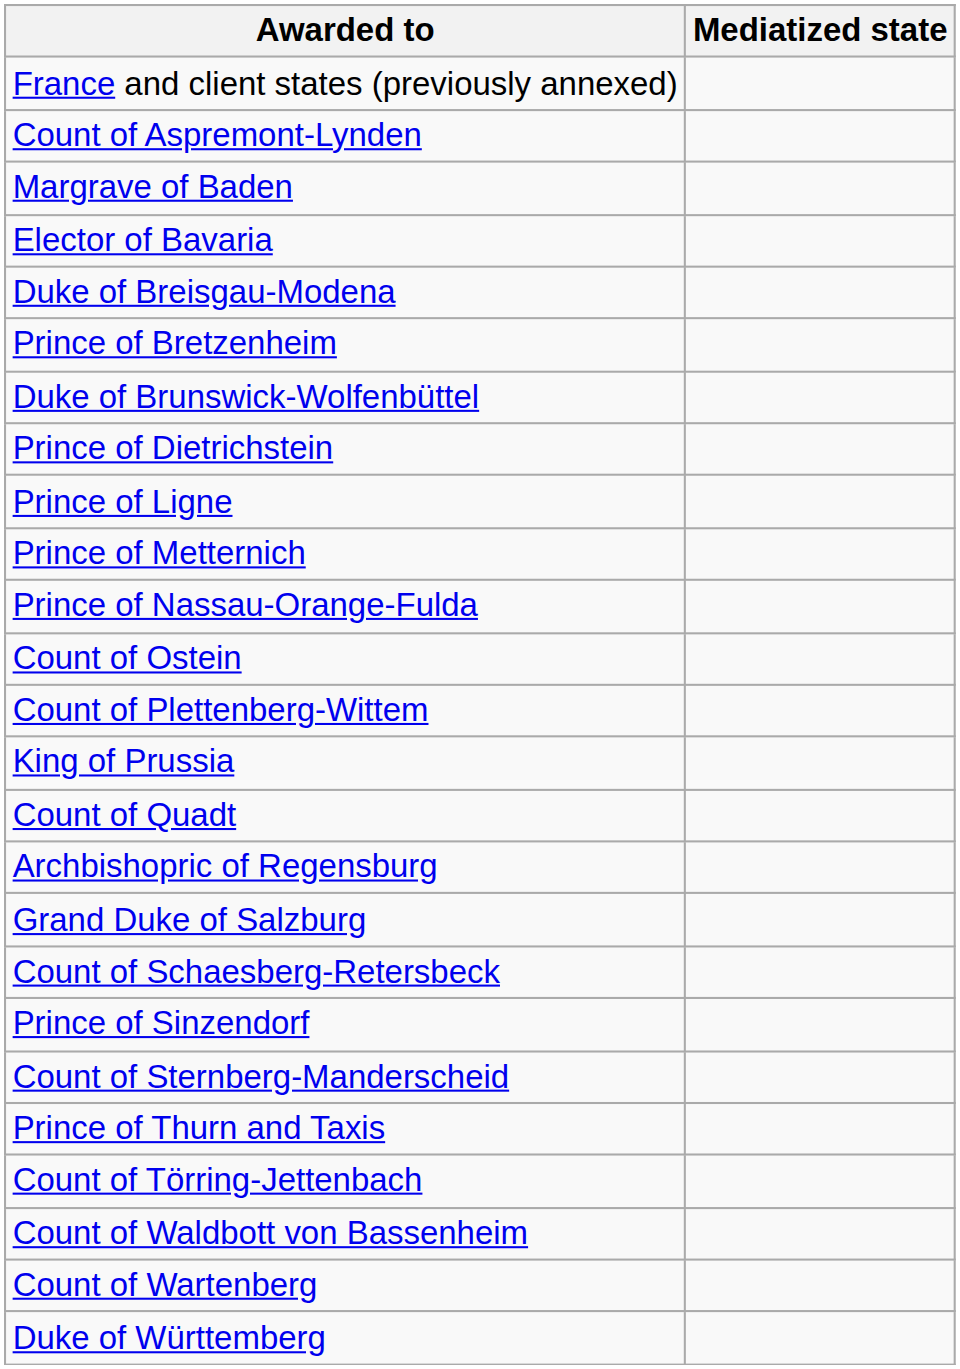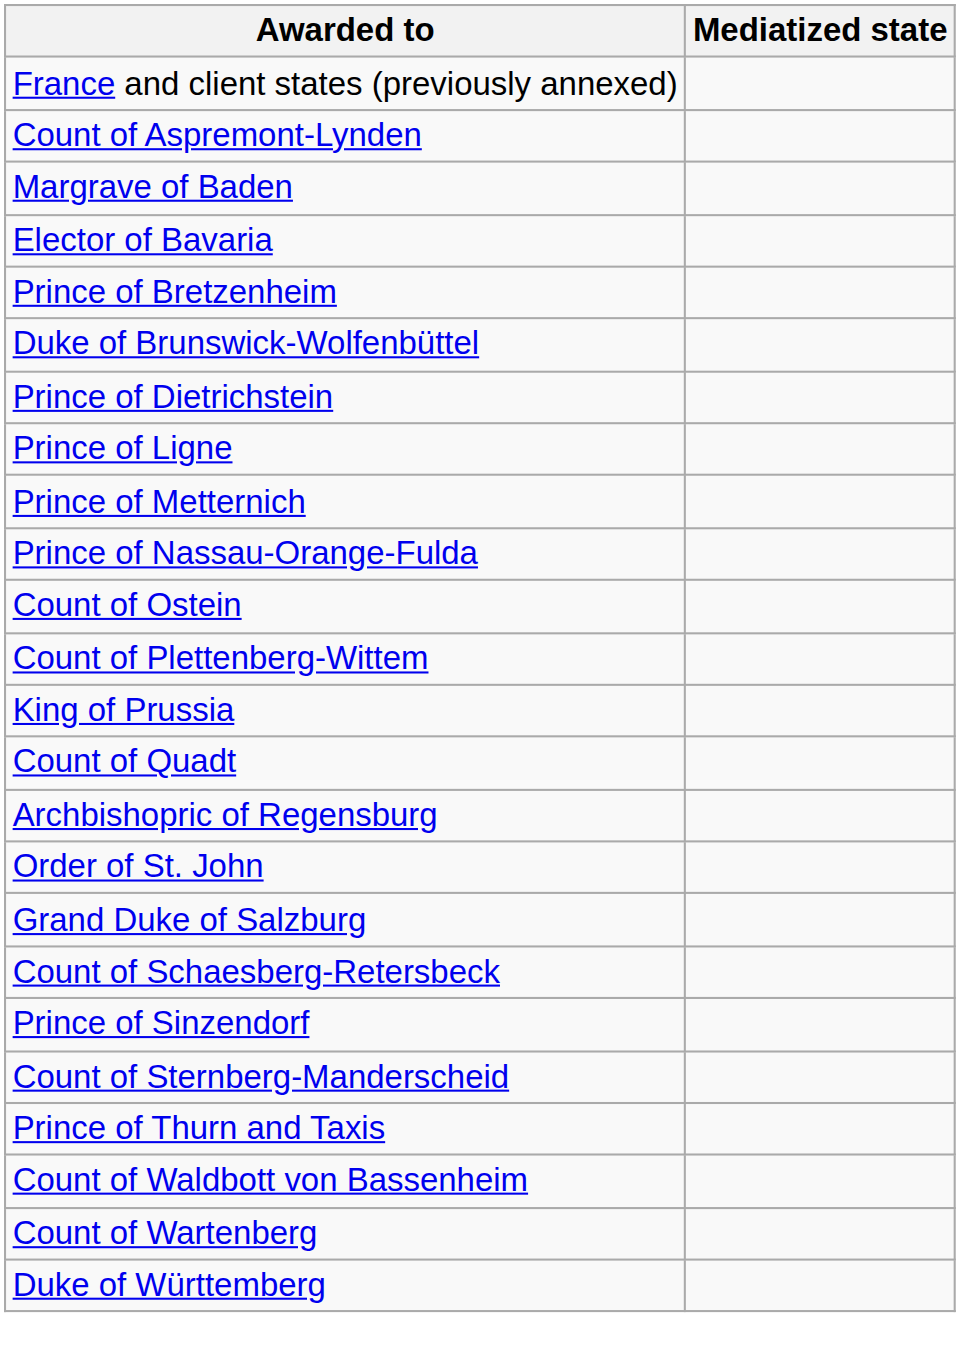- row: (204, 291)
+ row: (138, 866)
- row: (218, 1180)
